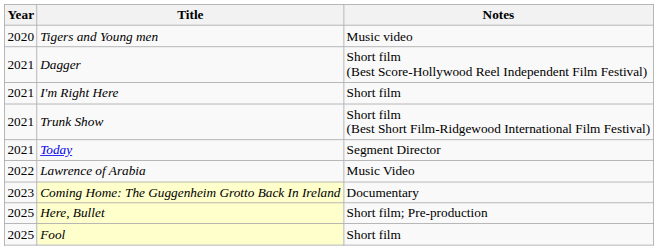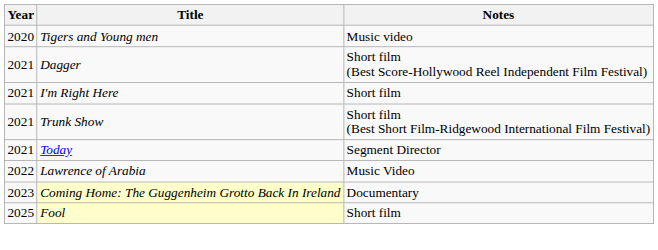- row: (72, 213)
